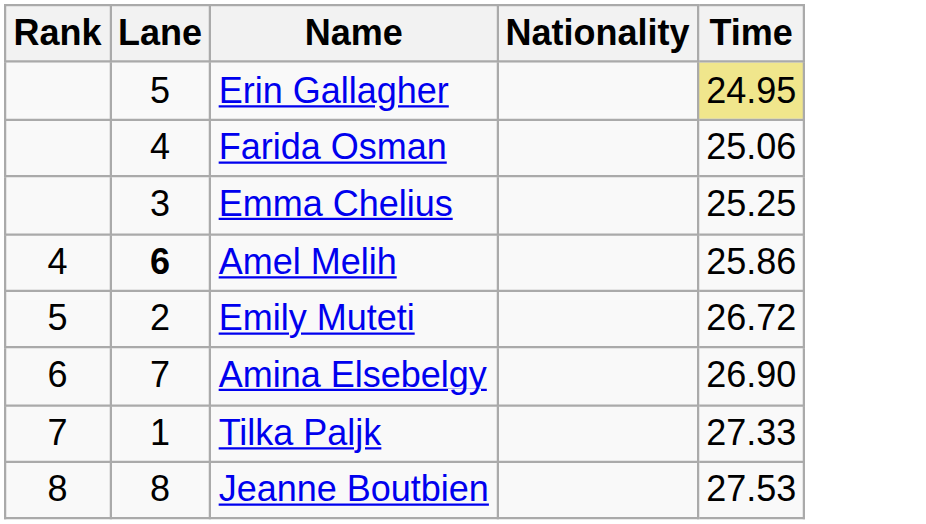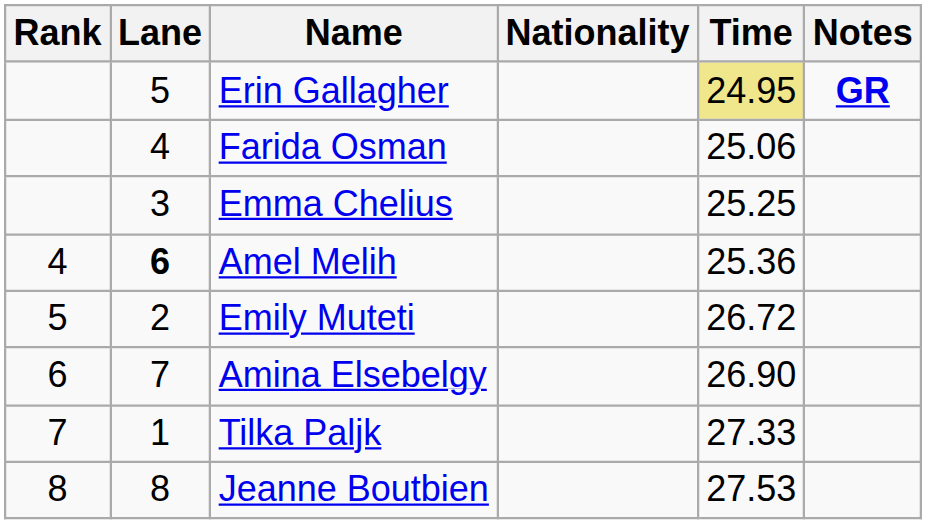+ column: (863, 33)
(751, 261) 25.86 -> (751, 261) 25.36
